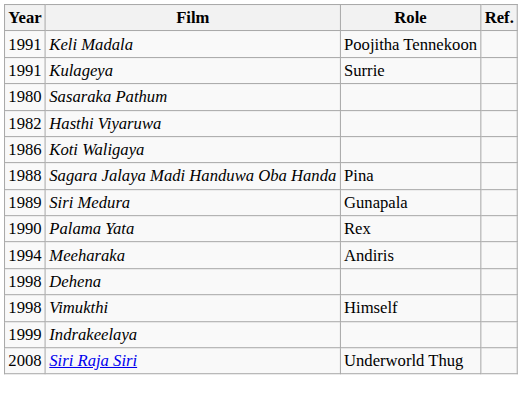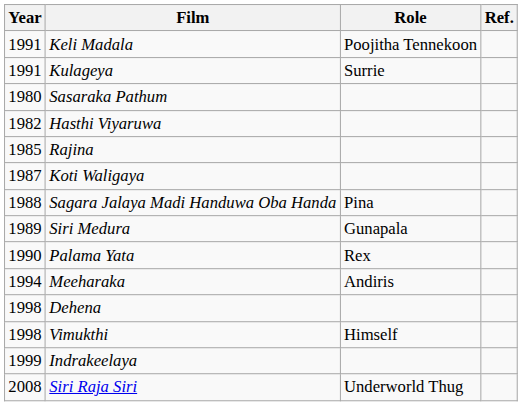+ row: (71, 149)
(25, 149) 1986 -> (25, 176) 1987
